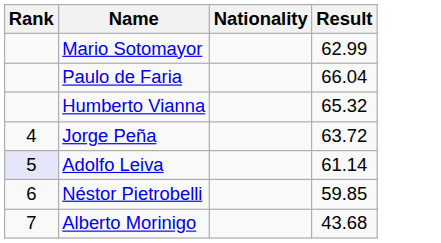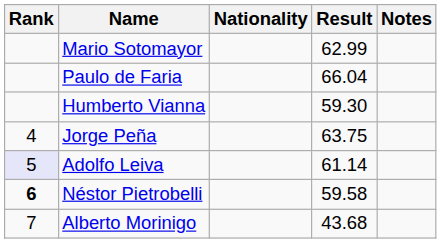+ column: (406, 19)
(344, 106) 65.32 -> (344, 106) 59.30
(344, 135) 63.72 -> (344, 135) 63.75
(31, 194) normal -> (31, 194) bold
(344, 194) 59.85 -> (344, 194) 59.58
